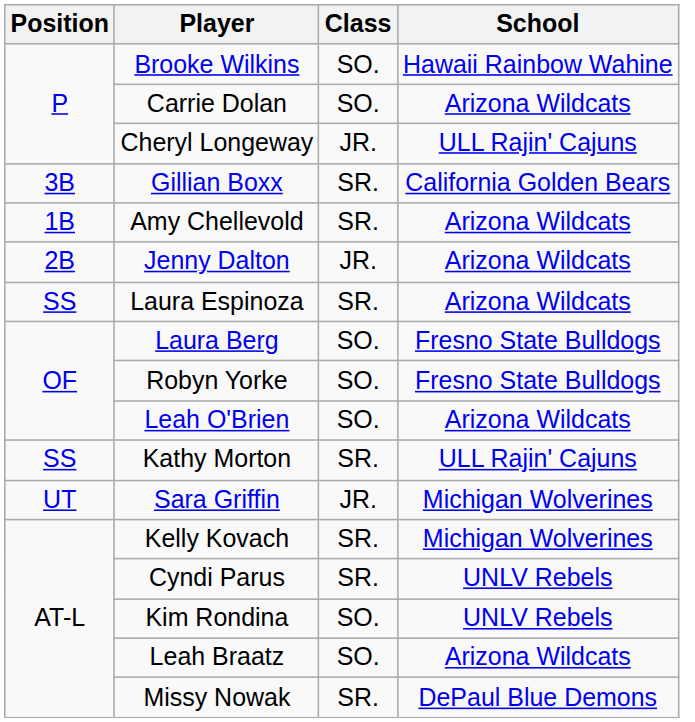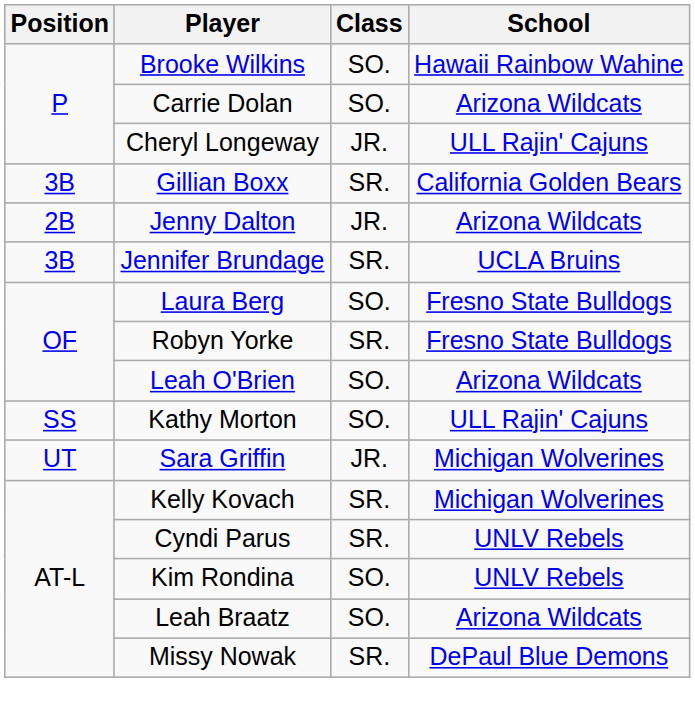- row: (217, 222)
+ row: (222, 261)
- row: (217, 301)
(358, 380) SO. -> (369, 340) SR.
(358, 459) SR. -> (369, 420) SO.
